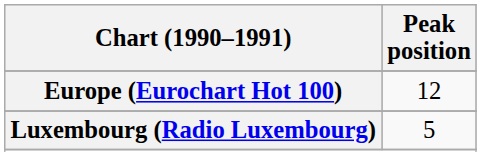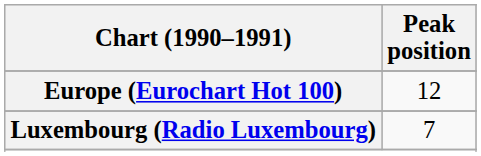(429, 129) 5 -> (429, 129) 7
